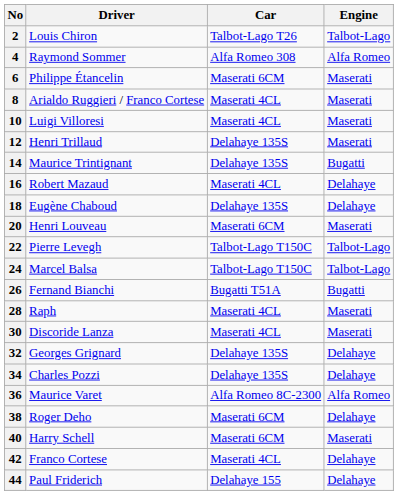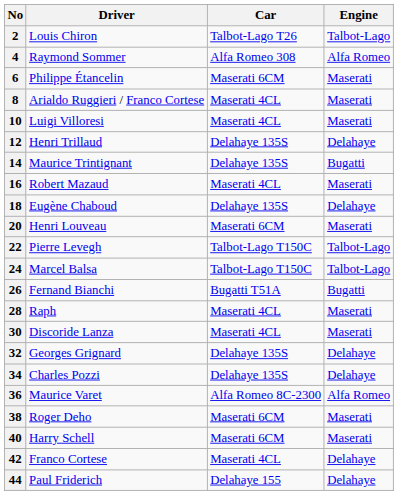(350, 142) Maserati -> (351, 142) Delahaye
(351, 184) Delahaye -> (350, 184) Maserati
(351, 417) Delahaye -> (350, 417) Maserati
